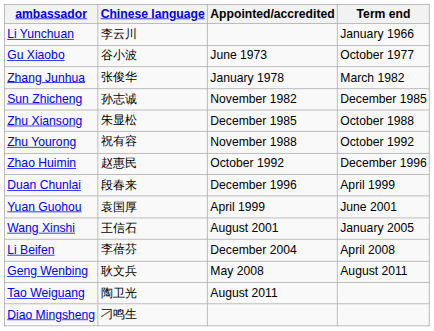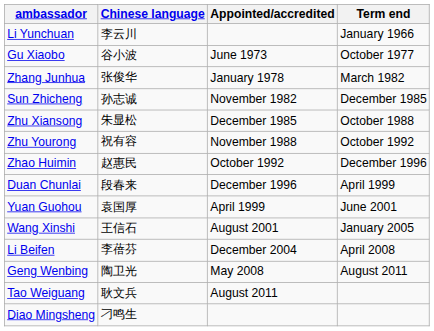(119, 271) 耿文兵 -> (119, 271) 陶卫光
(119, 292) 陶卫光 -> (119, 292) 耿文兵
